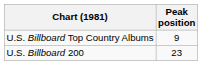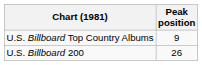(177, 53) 23 -> (177, 53) 26
